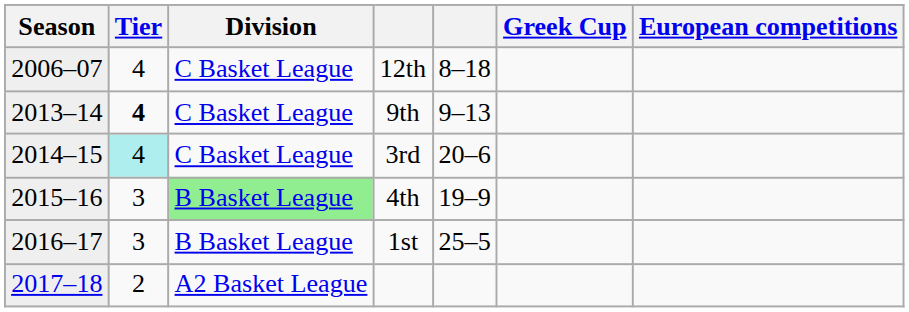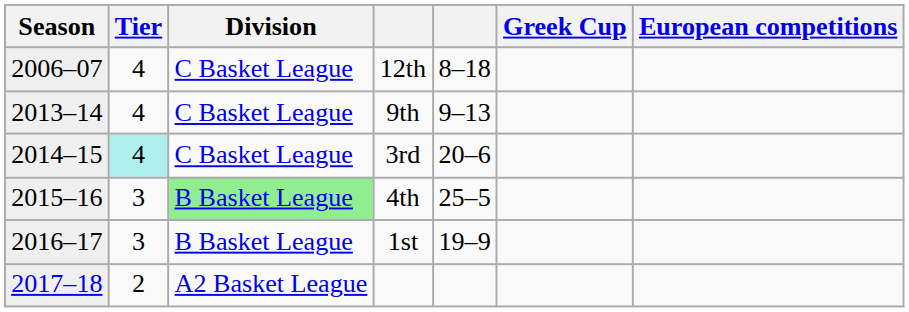(139, 111) bold -> (139, 111) normal
(465, 197) 19–9 -> (465, 197) 25–5
(465, 241) 25–5 -> (465, 241) 19–9
